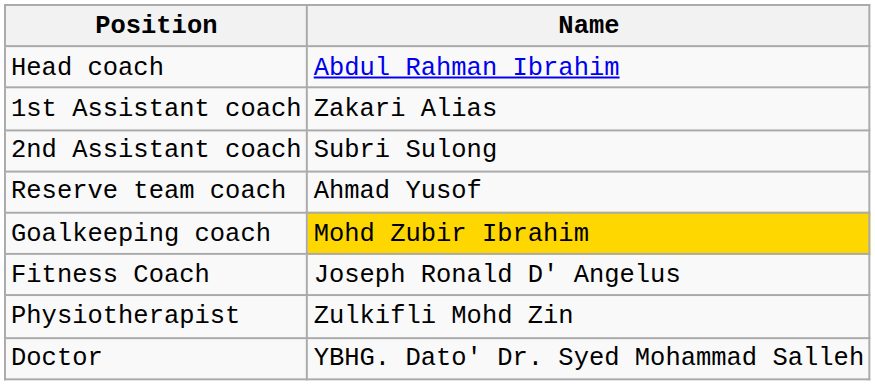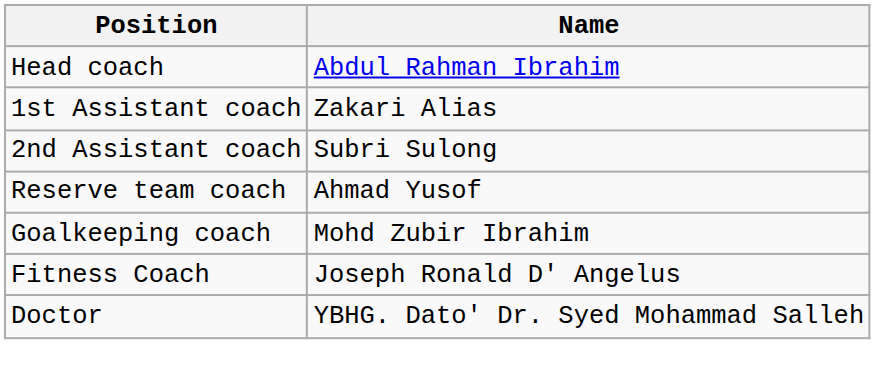(451, 233) gold background -> (451, 233) no background
- row: (126, 316)
